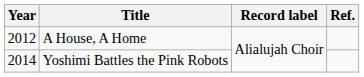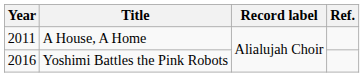(22, 38) 2012 -> (22, 38) 2011
(22, 60) 2014 -> (22, 60) 2016
